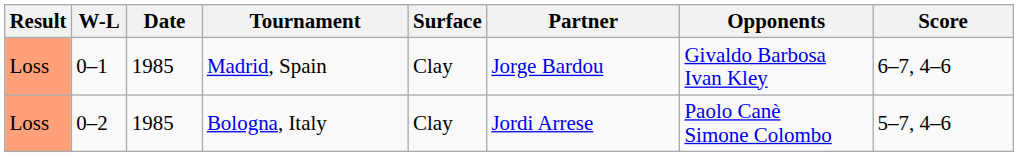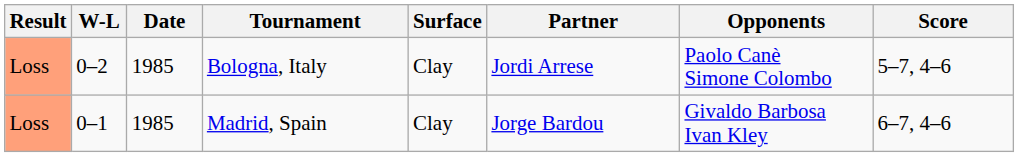rows swapped: (267, 66) <-> (267, 122)
